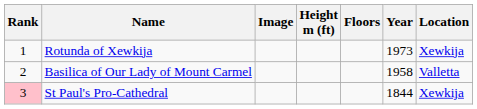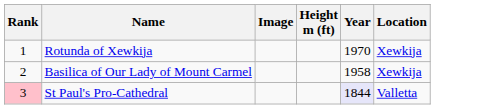- column: (362, 22)
(400, 51) 1973 -> (357, 51) 1970
(439, 72) Valletta -> (399, 72) Xewkija
(400, 93) no background -> (357, 93) lavender background
(441, 93) Xewkija -> (397, 93) Valletta
